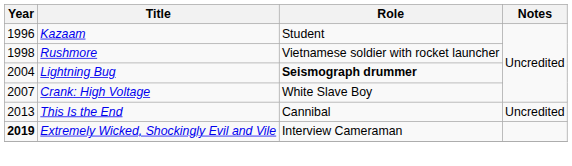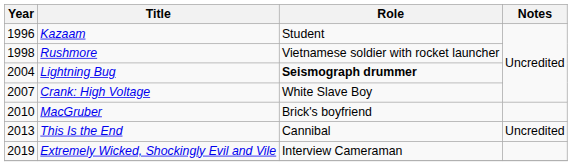+ row: (71, 111)
(21, 131) bold -> (21, 151) normal
